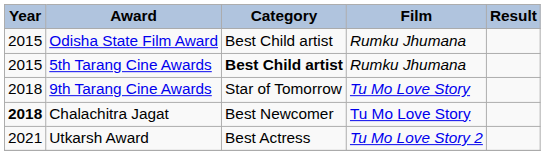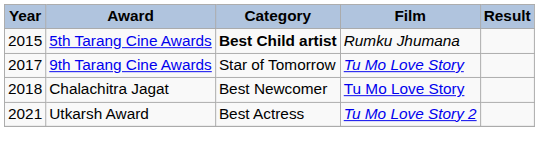- row: (134, 41)
(25, 89) 2018 -> (25, 65) 2017
(25, 114) bold -> (25, 89) normal
